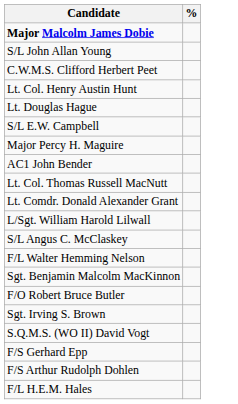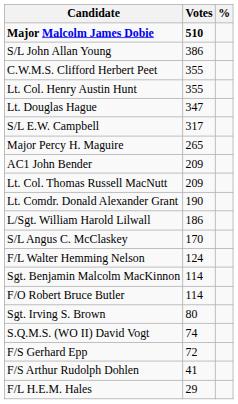+ column: (199, 13)
